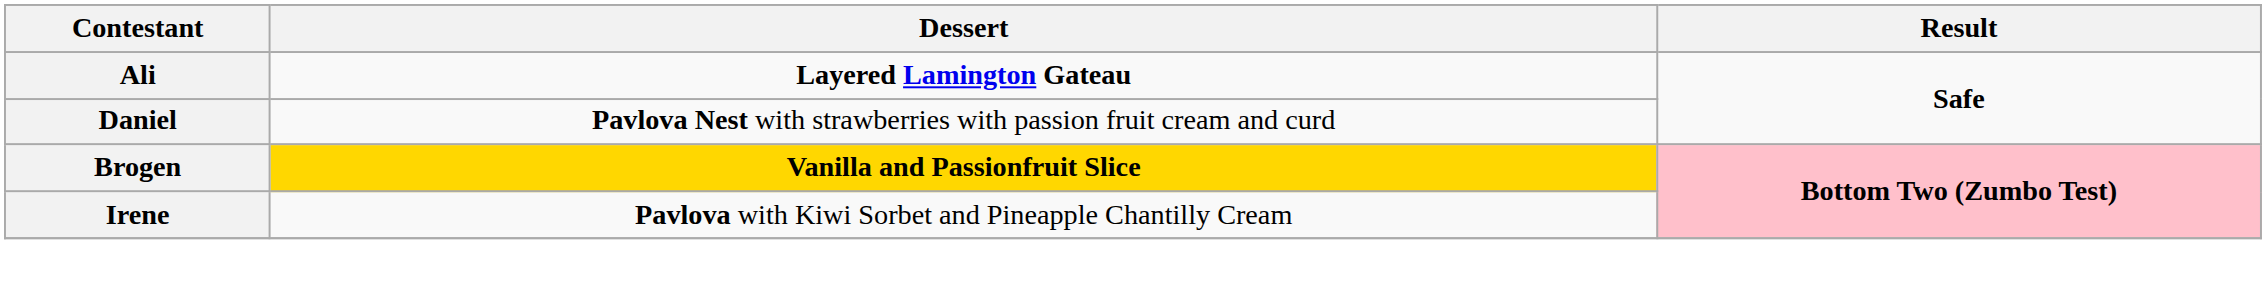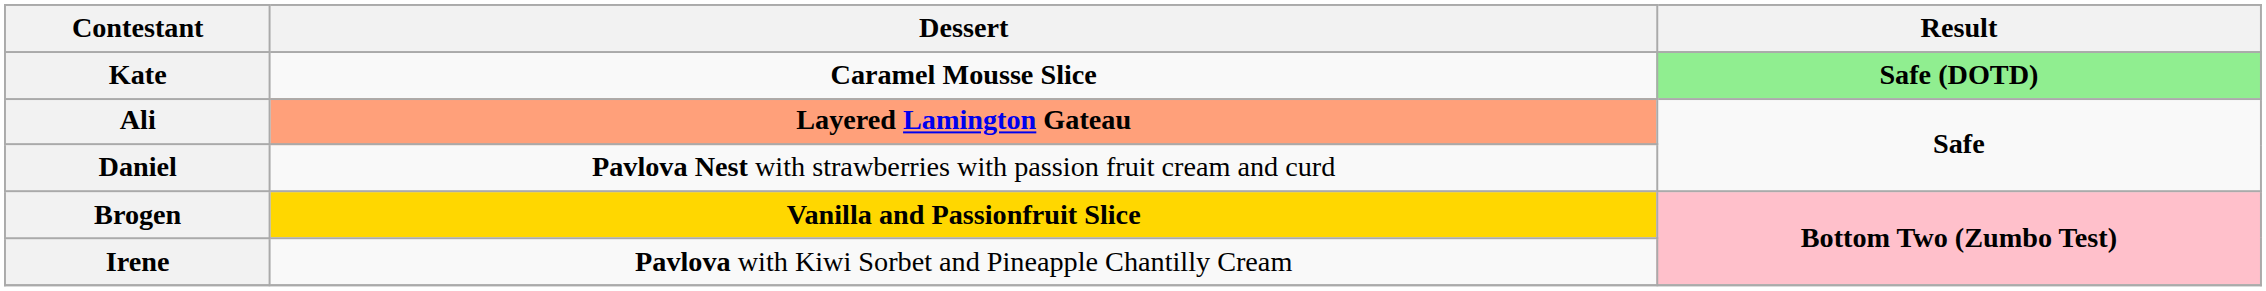+ row: (138, 74)
(964, 74) no background -> (964, 121) lightsalmon background
